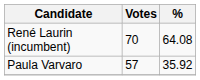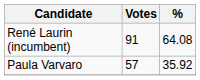(132, 39) 70 -> (132, 39) 91
